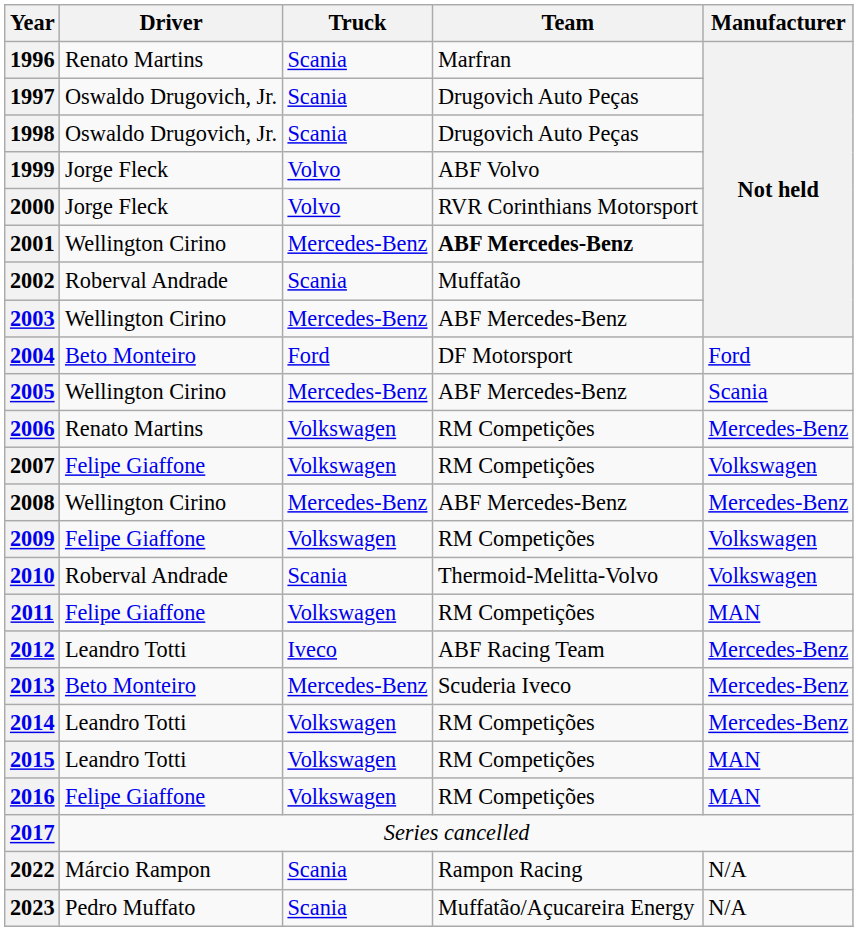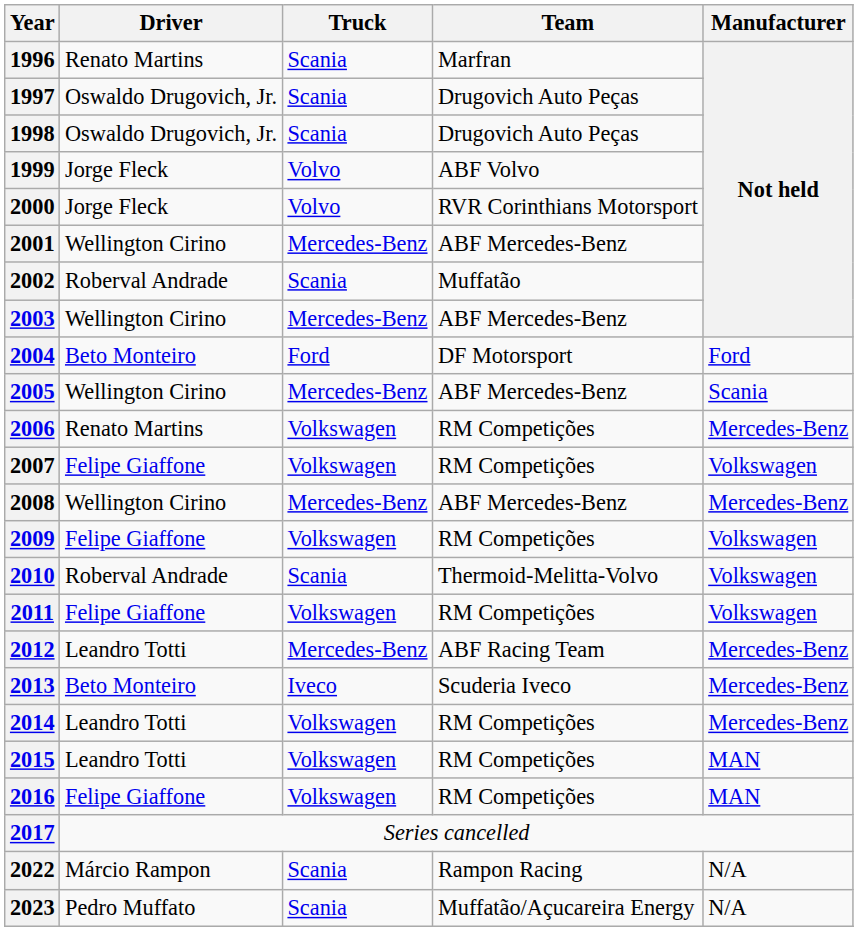(536, 244) bold -> (532, 244) normal
(734, 612) MAN -> (763, 612) Volkswagen
(312, 649) Iveco -> (357, 649) Mercedes-Benz
(357, 686) Mercedes-Benz -> (312, 686) Iveco
